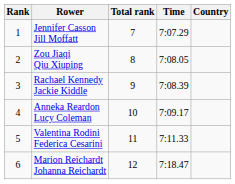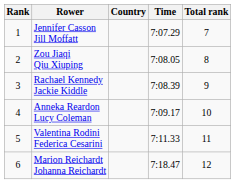columns swapped: (211, 12) <-> (133, 12)
